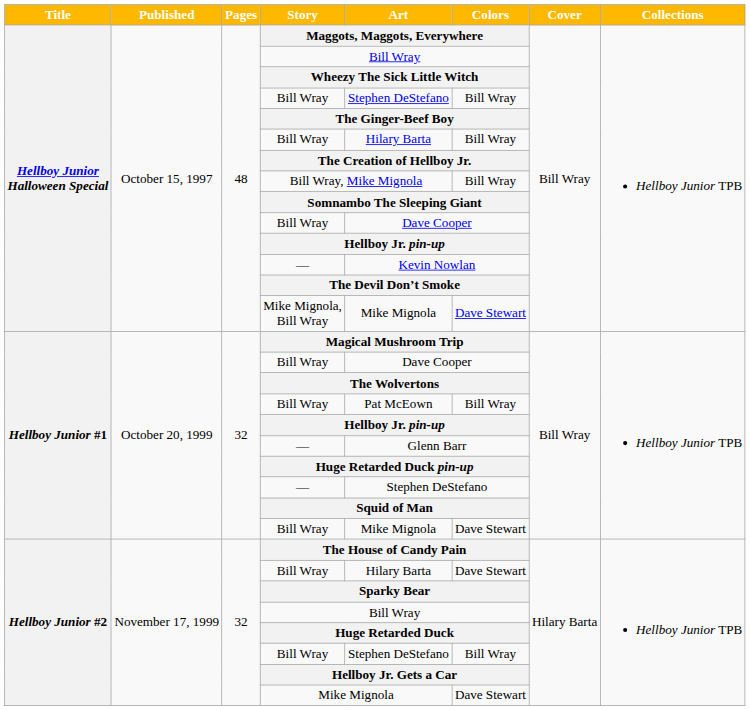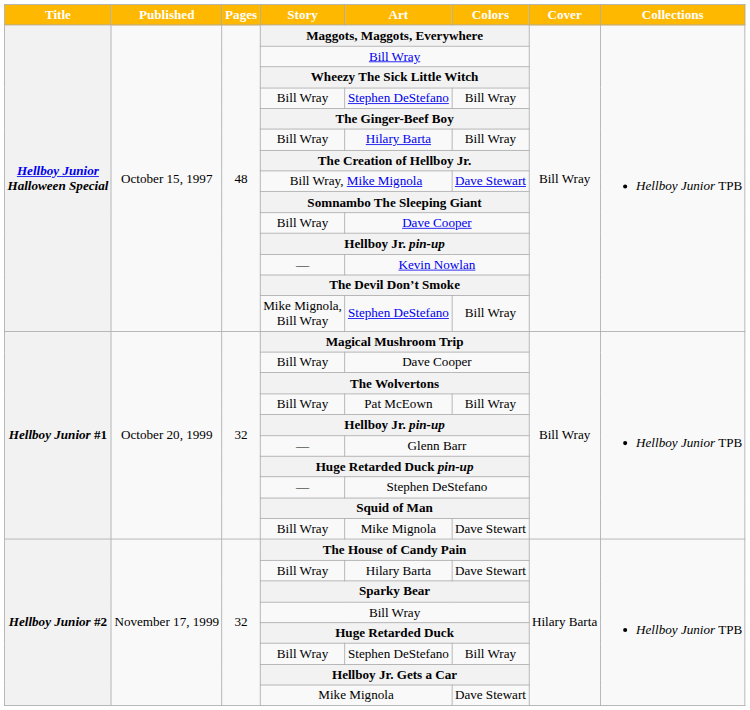(490, 181) Bill Wray -> (490, 181) Dave Stewart
(398, 313) Mike Mignola -> (398, 313) Stephen DeStefano
(490, 313) Dave Stewart -> (490, 313) Bill Wray
